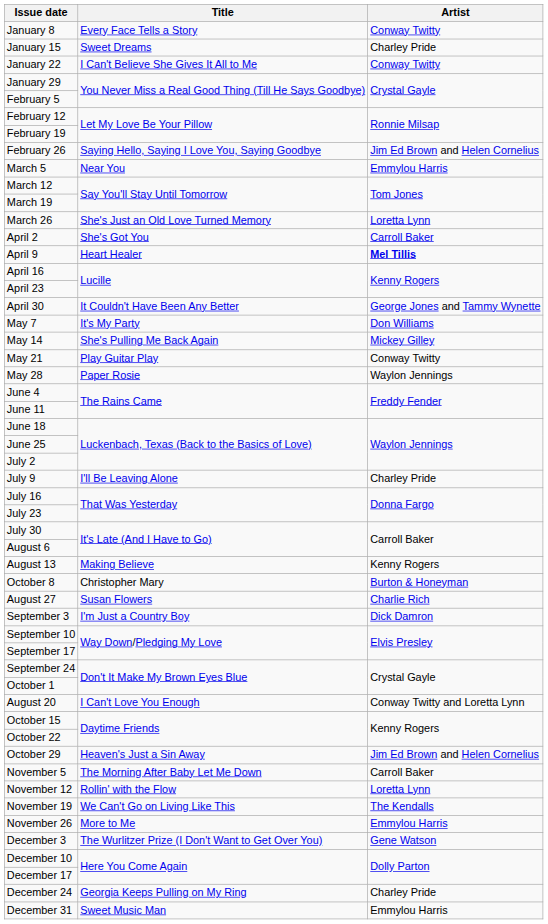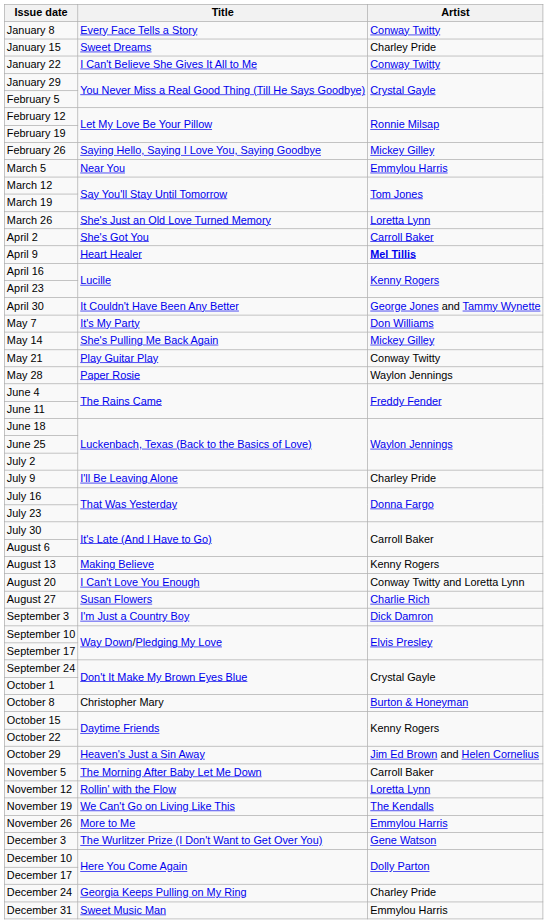(455, 151) Jim Ed Brown and Helen Cornelius -> (402, 151) Mickey Gilley
rows swapped: (31, 703) <-> (31, 582)
